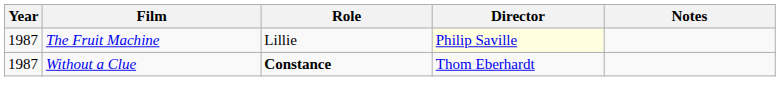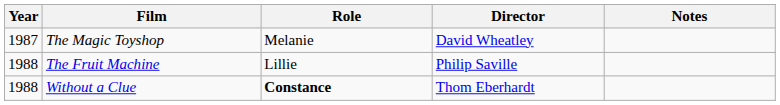+ row: (105, 40)
(23, 40) 1987 -> (23, 64) 1988
(476, 40) lightyellow background -> (476, 64) no background
(23, 64) 1987 -> (23, 87) 1988
